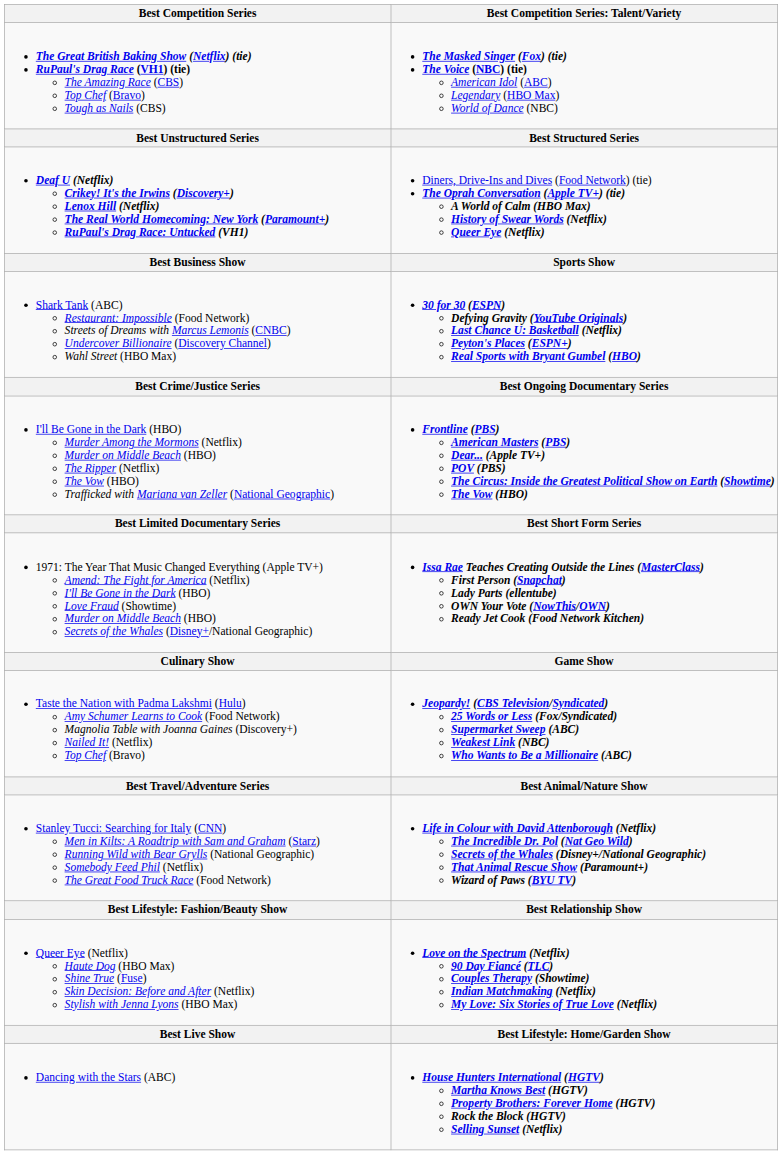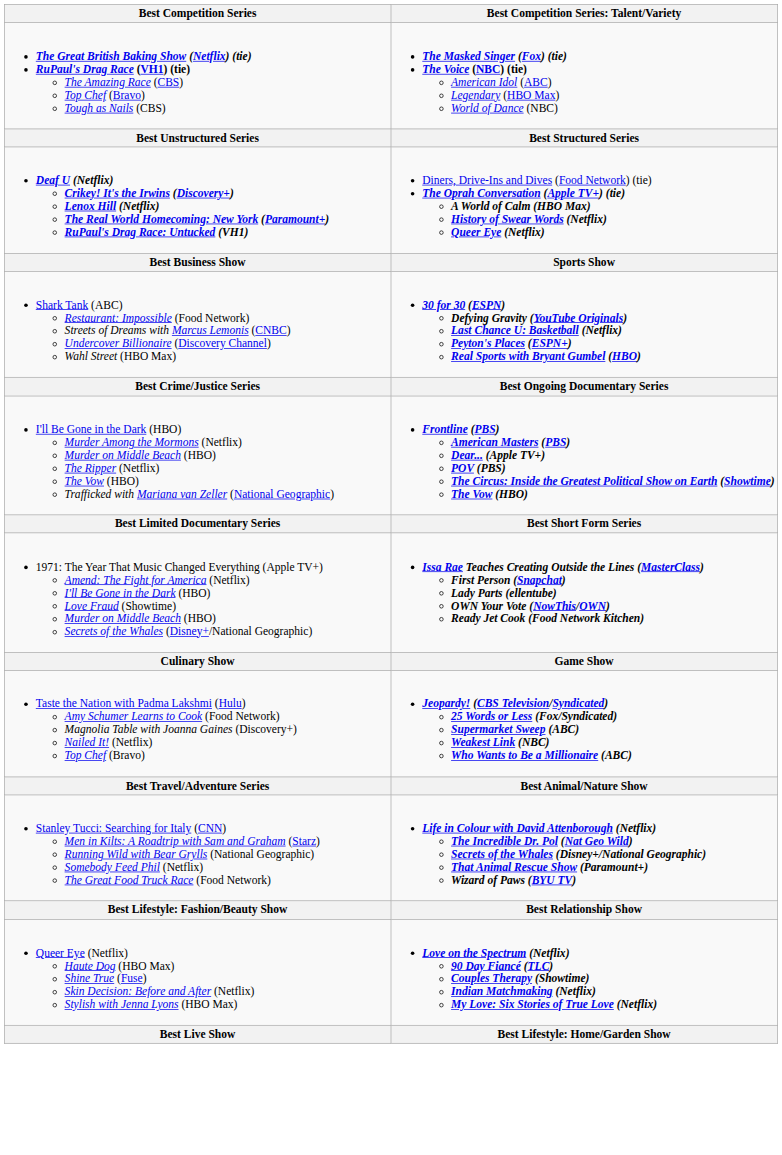- row: (198, 1077)
